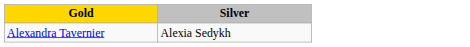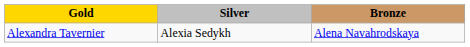+ column: (388, 13)
